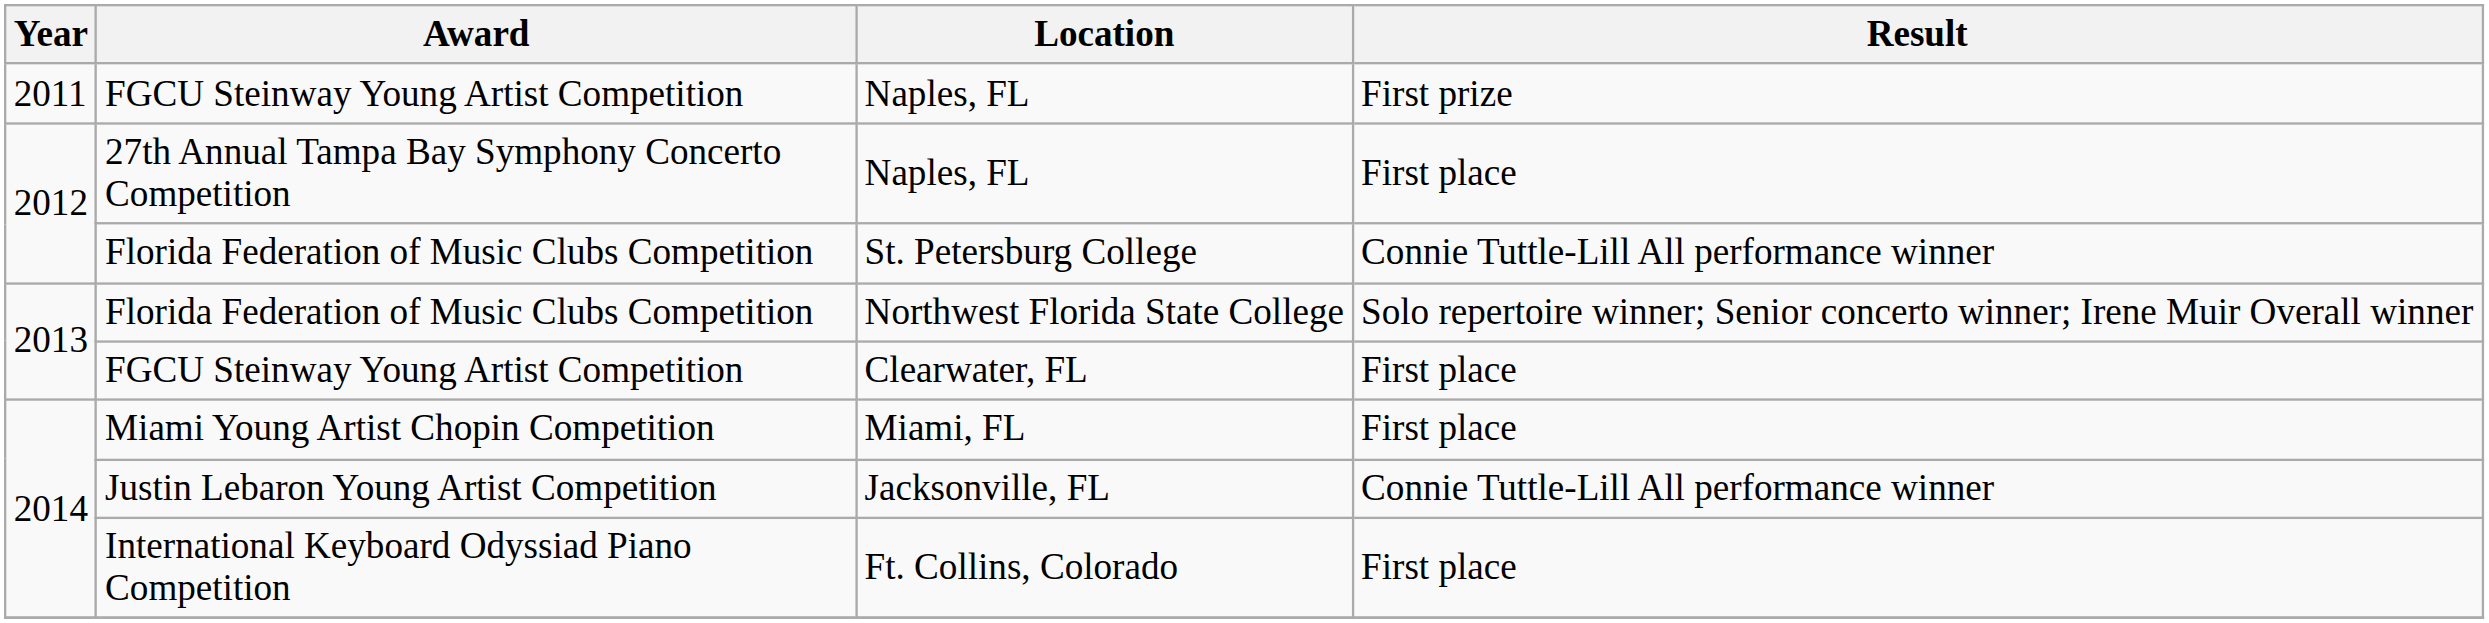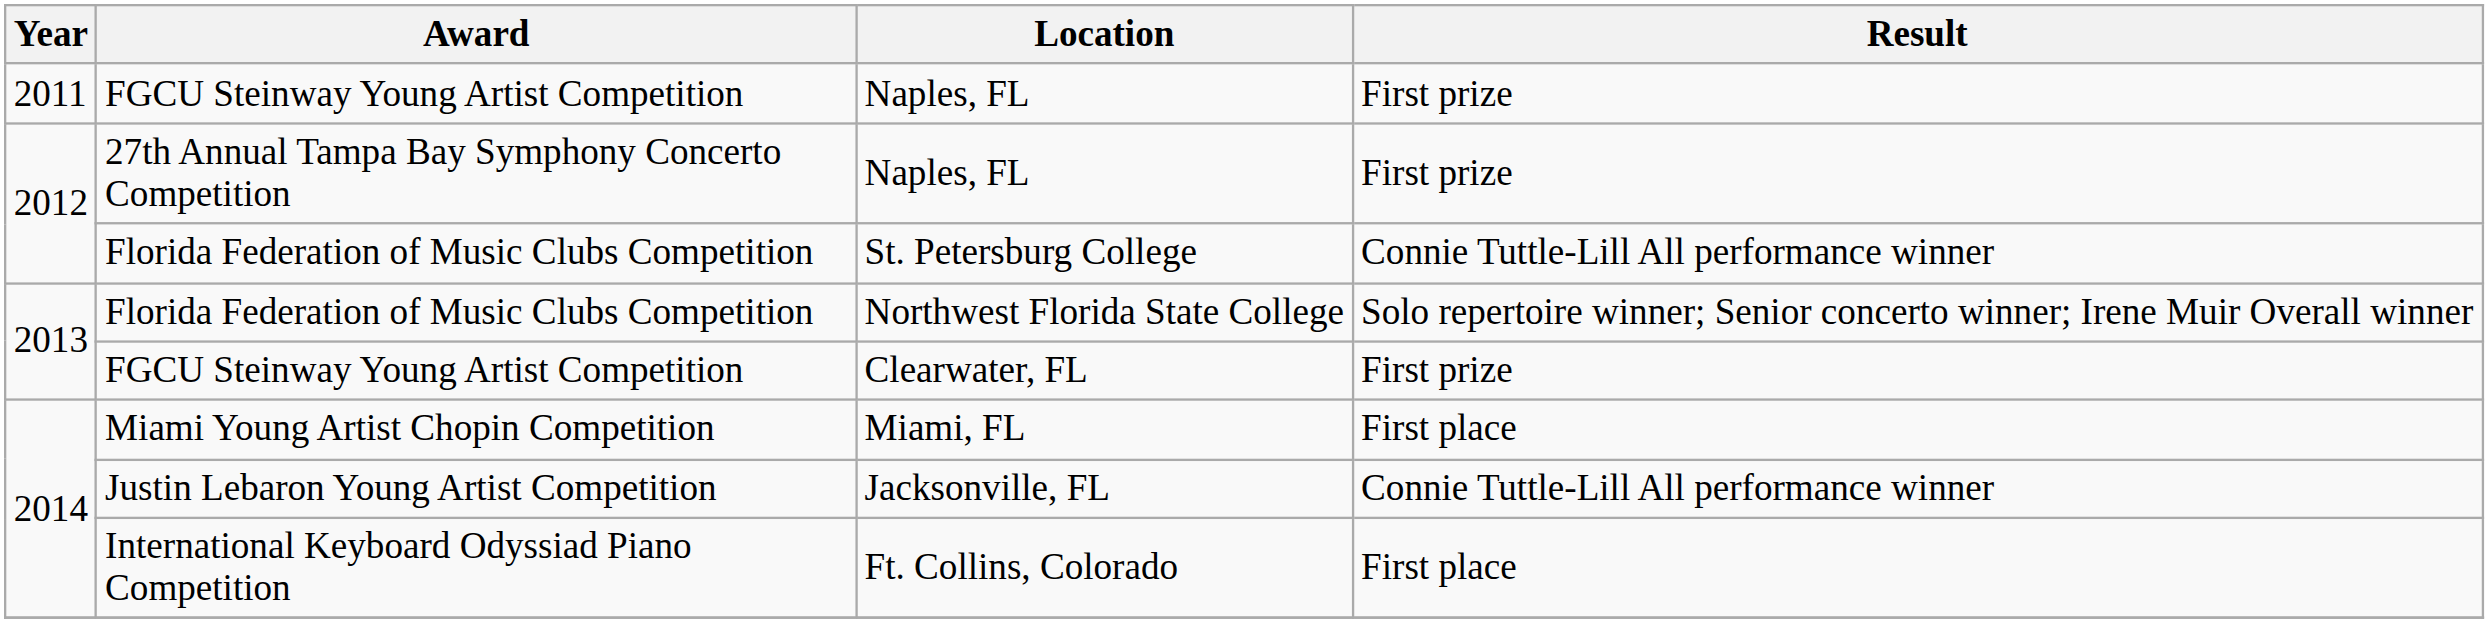(1439, 172) First place -> (1437, 172) First prize
(1439, 370) First place -> (1437, 370) First prize
